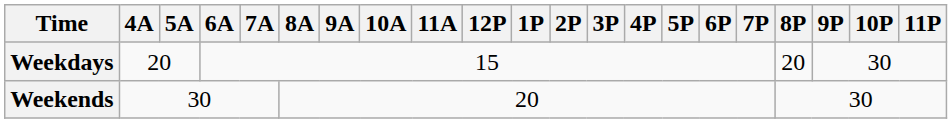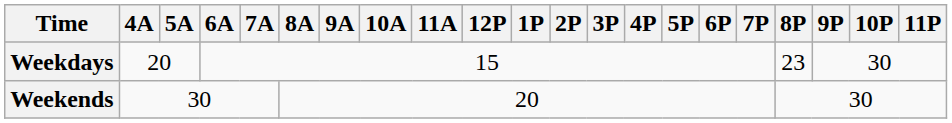(793, 61) 20 -> (793, 61) 23
